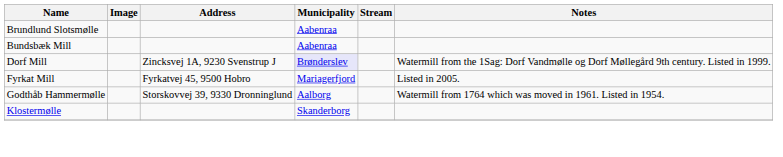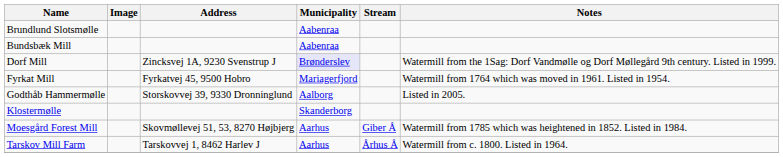(428, 78) Listed in 2005. -> (536, 78) Watermill from 1764 which was moved in 1961. Listed in 1954.
(531, 95) Watermill from 1764 which was moved in 1961. Listed in 1954. -> (434, 95) Listed in 2005.
+ row: (52, 128)
+ row: (46, 144)
